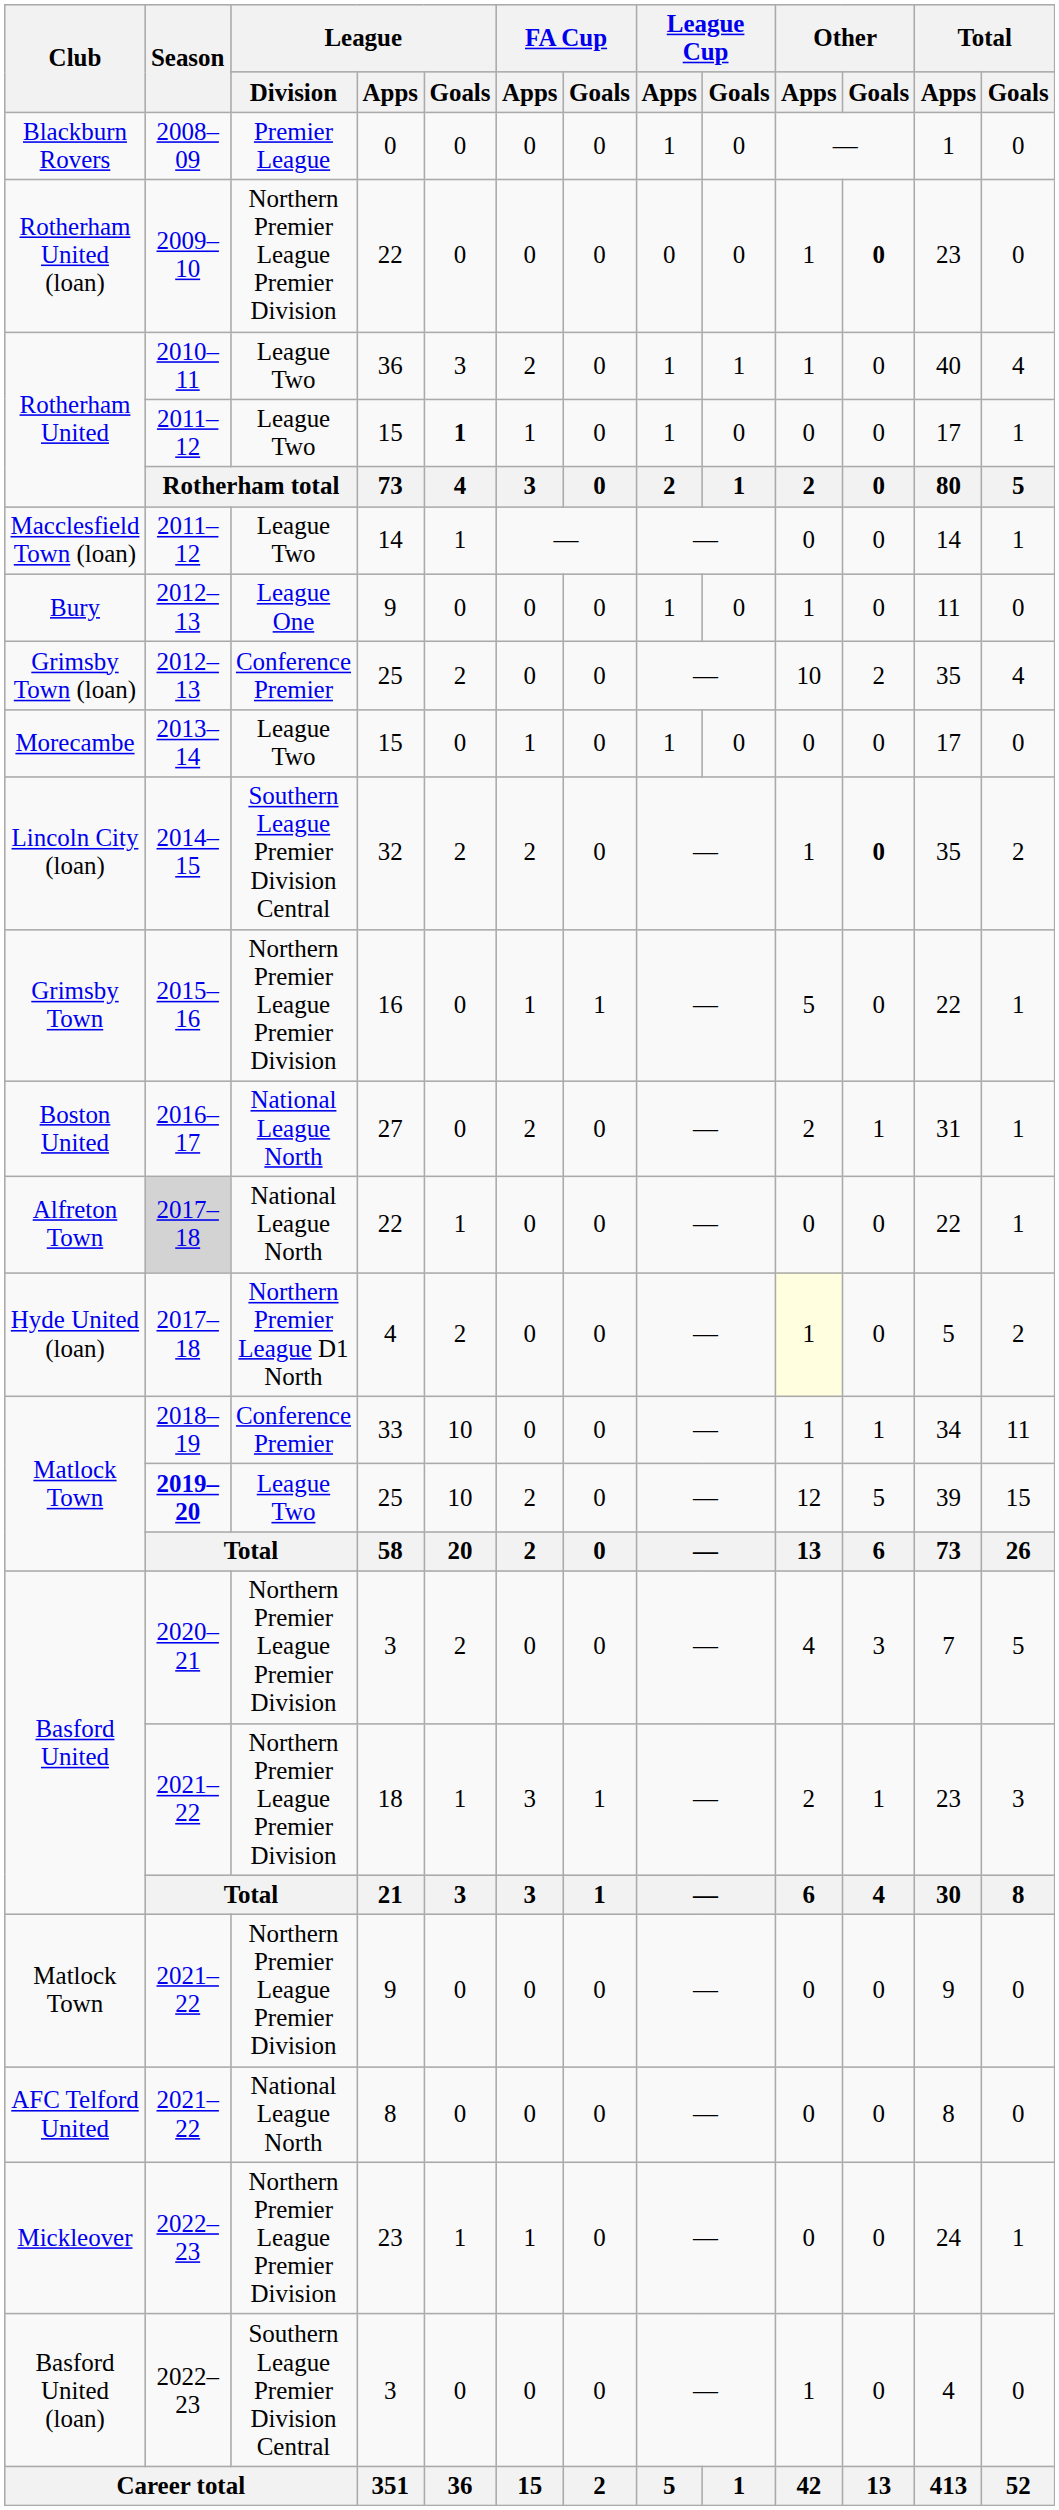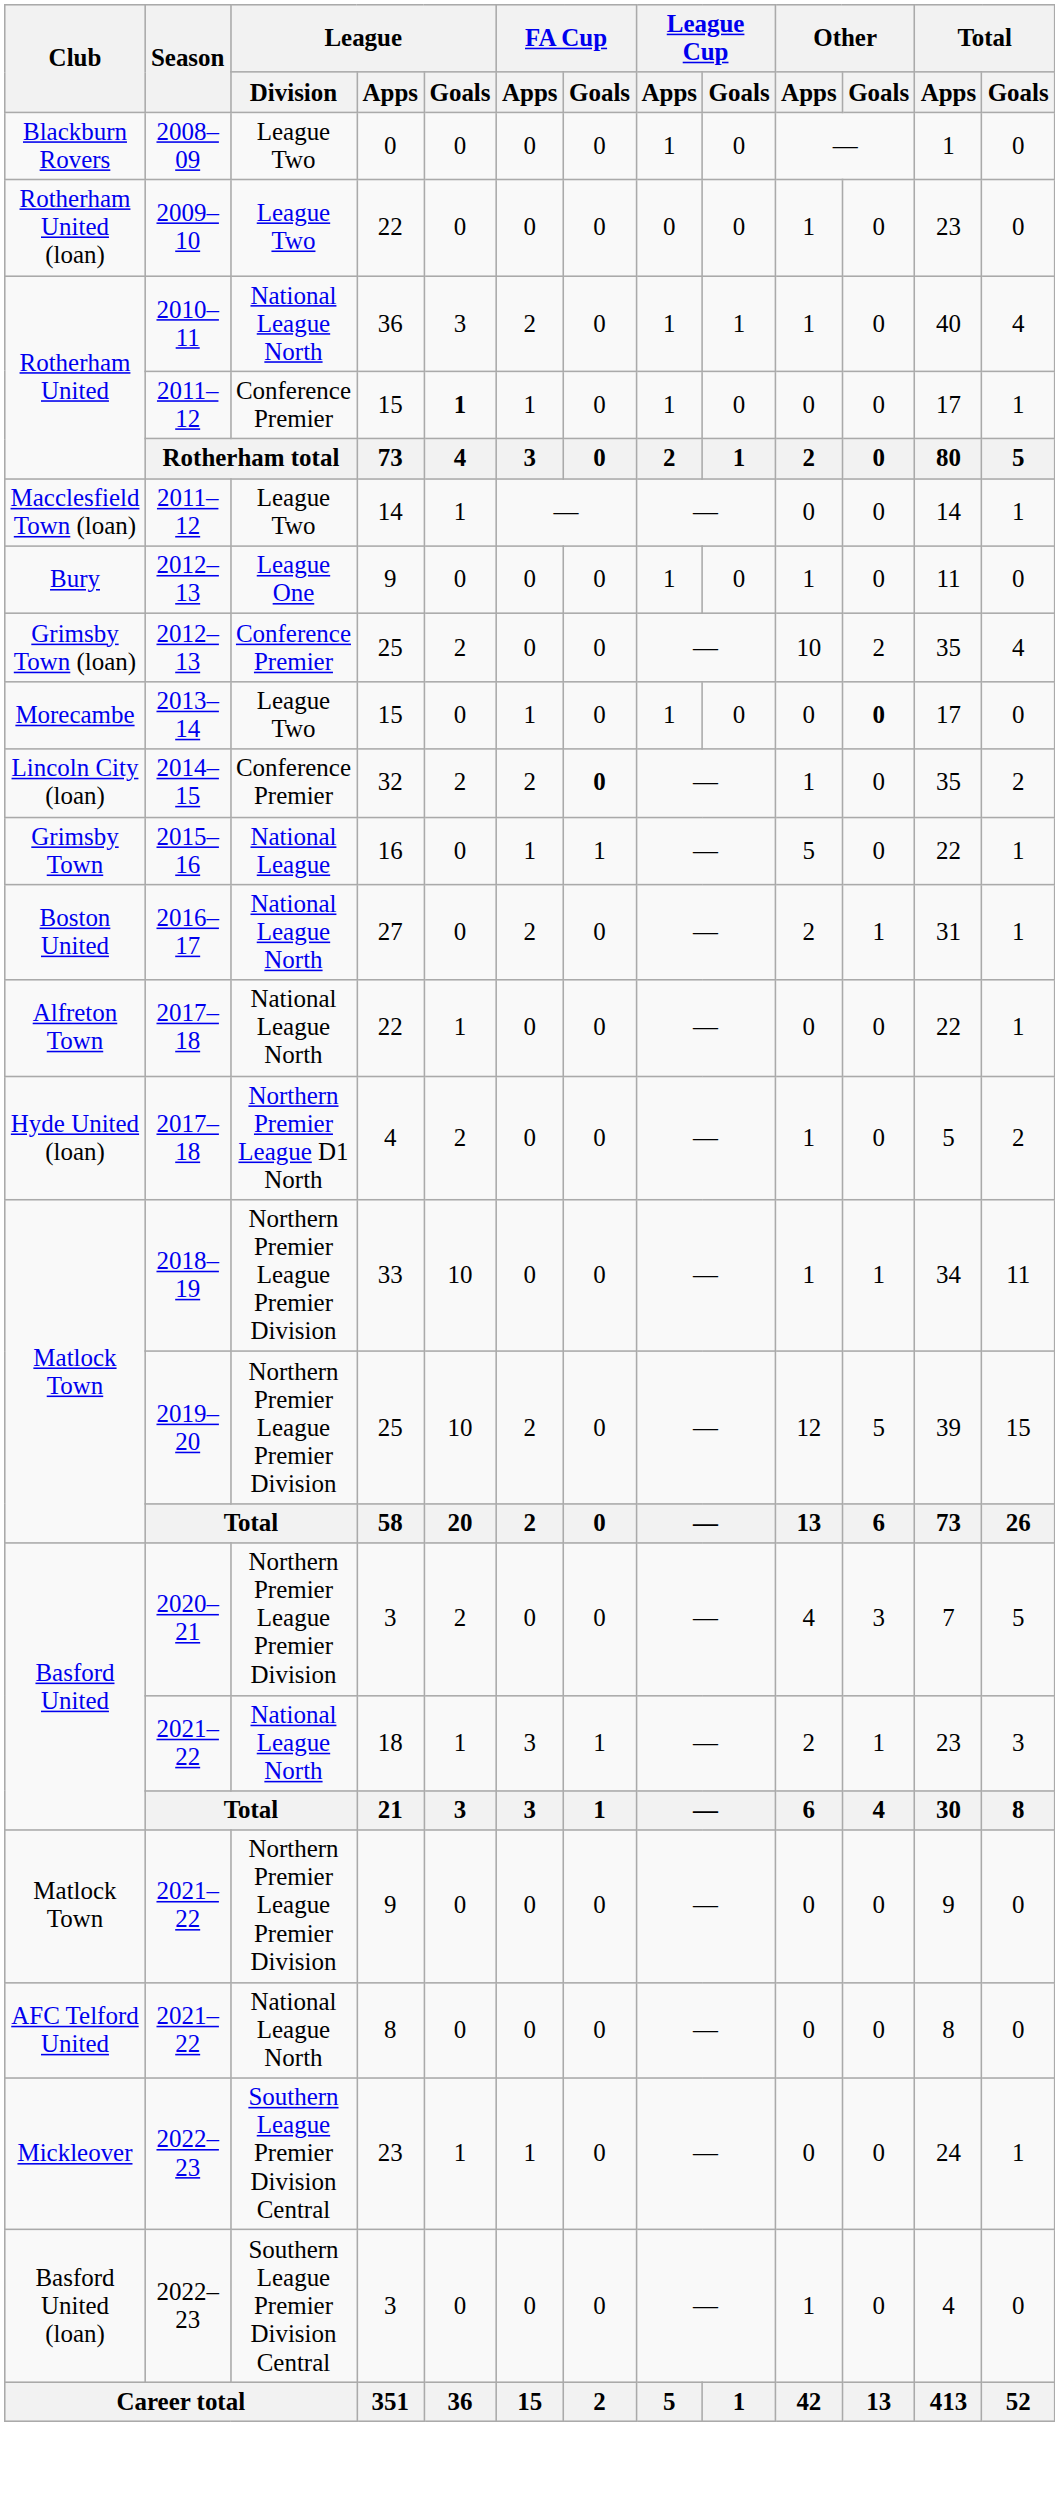(293, 145) Premier League -> (293, 145) League Two
(293, 255) Northern Premier League Premier Division -> (293, 227) League Two
(879, 255) bold -> (879, 227) normal
(293, 365) League Two -> (293, 323) National League North
(293, 432) League Two -> (293, 404) Conference Premier
(879, 743) normal -> (879, 714) bold
(293, 852) Southern League Premier Division Central -> (293, 782) Conference Premier
(600, 852) normal -> (600, 782) bold
(879, 852) bold -> (879, 782) normal
(293, 1004) Northern Premier League Premier Division -> (293, 850) National League
(188, 1224) lightgrey background -> (188, 1027) no background
(809, 1334) lightyellow background -> (809, 1137) no background
(293, 1429) Conference Premier -> (293, 1275) Northern Premier League Premier Division
(188, 1497) bold -> (188, 1427) normal
(293, 1497) League Two -> (293, 1427) Northern Premier League Premier Division
(293, 1798) Northern Premier League Premier Division -> (293, 1742) National League North
(293, 2237) Northern Premier League Premier Division -> (293, 2153) Southern League Premier Division Central
